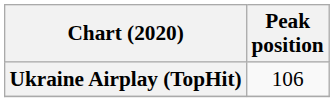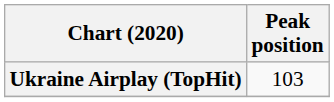(288, 79) 106 -> (288, 79) 103
